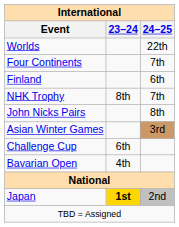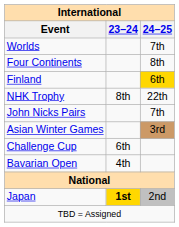(157, 46) 22th -> (157, 46) 7th
(157, 63) 7th -> (157, 63) 8th
(157, 79) no background -> (157, 79) gold background
(157, 96) 7th -> (157, 96) 22th
(157, 113) 8th -> (157, 113) 7th
